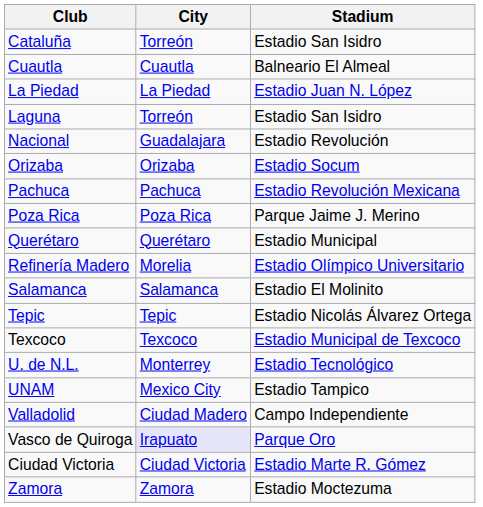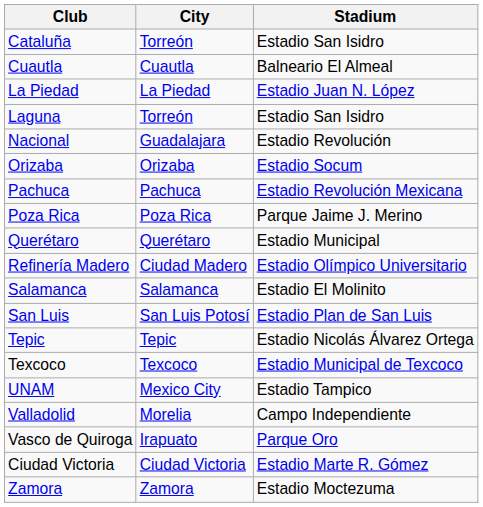(165, 265) Morelia -> (193, 265) Ciudad Madero
+ row: (39, 315)
- row: (43, 365)
(193, 414) Ciudad Madero -> (165, 414) Morelia
(168, 439) lavender background -> (168, 439) no background
